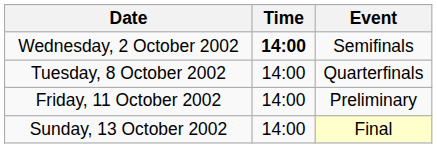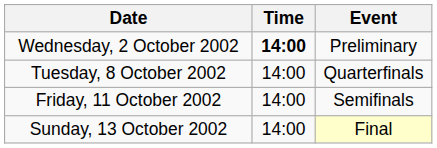(373, 45) Semifinals -> (373, 45) Preliminary
(373, 101) Preliminary -> (373, 101) Semifinals
